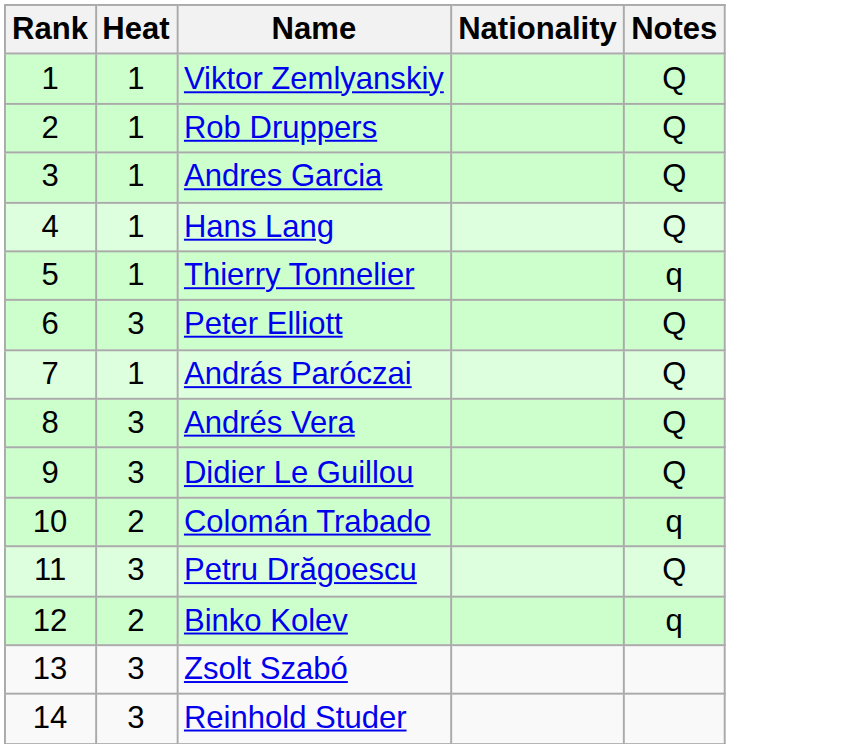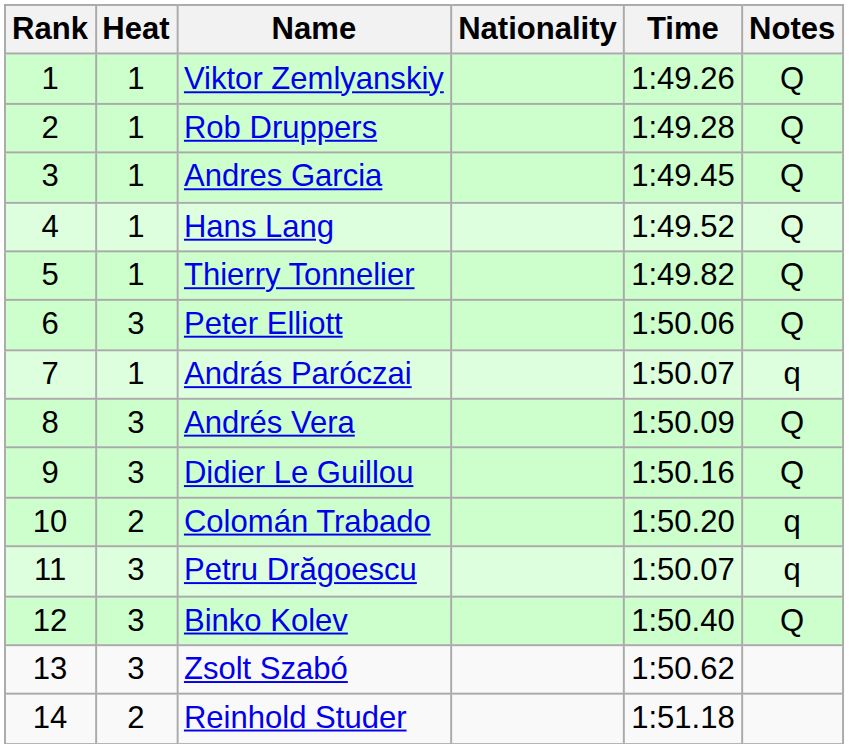+ column: (683, 29)
(674, 275) q -> (792, 275) Q
(674, 373) Q -> (792, 373) q
(674, 570) Q -> (792, 570) q
(136, 619) 2 -> (136, 619) 3
(674, 619) q -> (792, 619) Q
(136, 718) 3 -> (136, 718) 2
